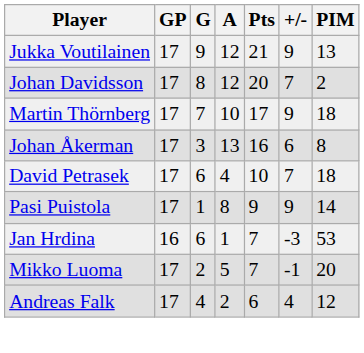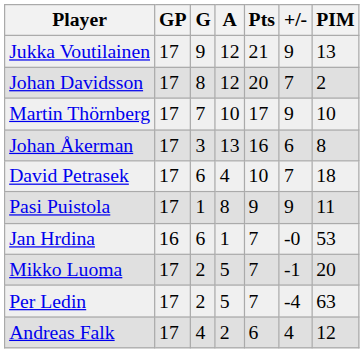(326, 113) 18 -> (326, 113) 10
(326, 207) 14 -> (326, 207) 11
(292, 238) -3 -> (292, 238) -0
+ row: (48, 301)
